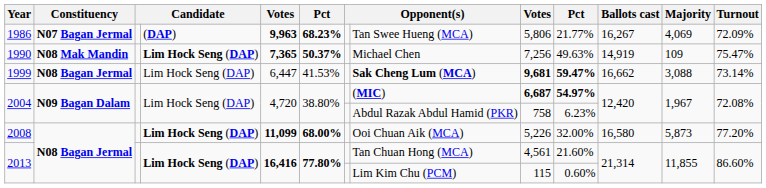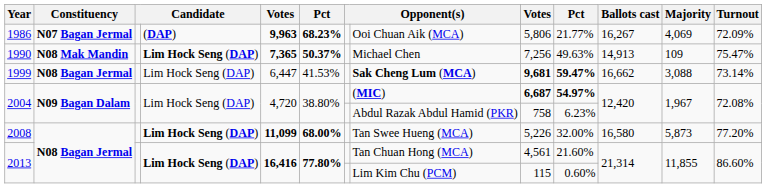(413, 34) Tan Swee Hueng (MCA) -> (408, 34) Ooi Chuan Aik (MCA)
(618, 53) 14,919 -> (618, 53) 14,913
(408, 133) Ooi Chuan Aik (MCA) -> (413, 133) Tan Swee Hueng (MCA)
